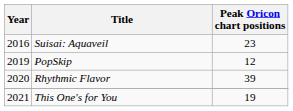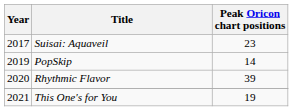(18, 43) 2016 -> (18, 43) 2017
(250, 61) 12 -> (250, 61) 14
